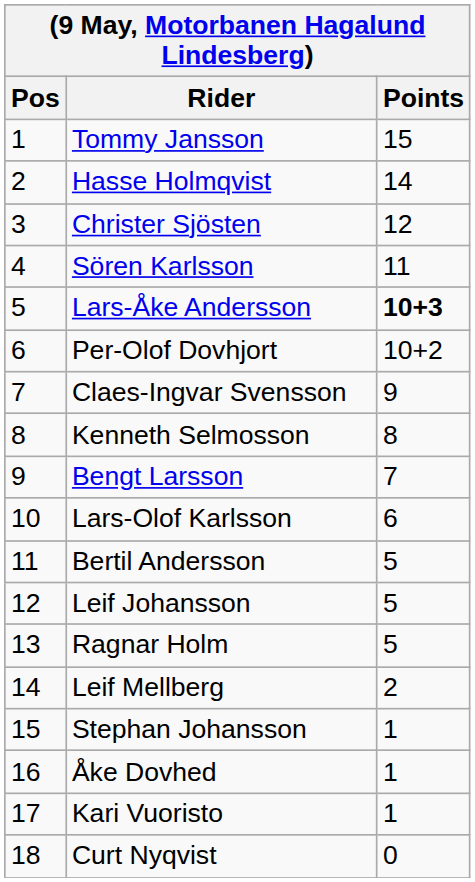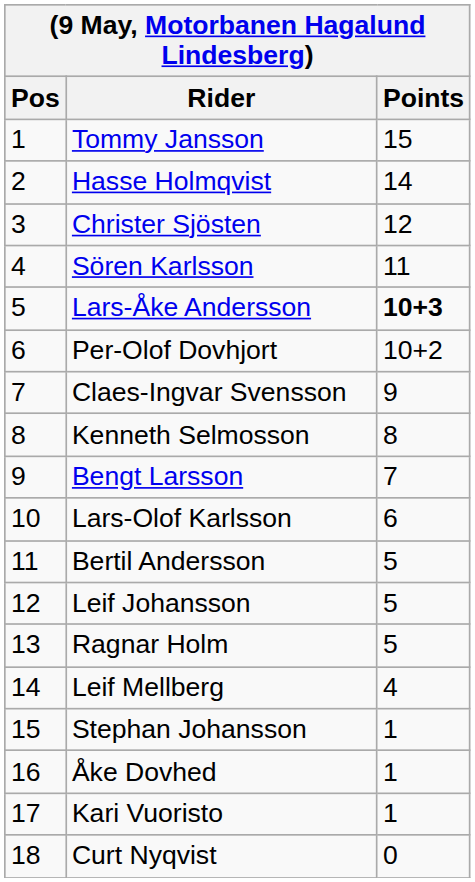(390, 687) 2 -> (390, 687) 4
